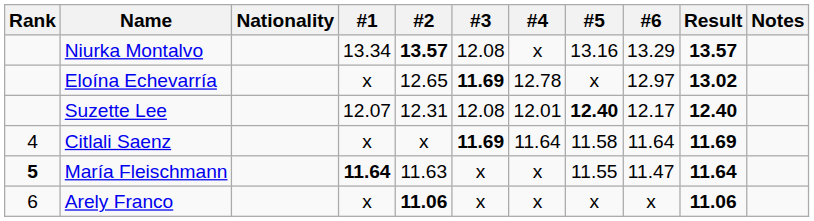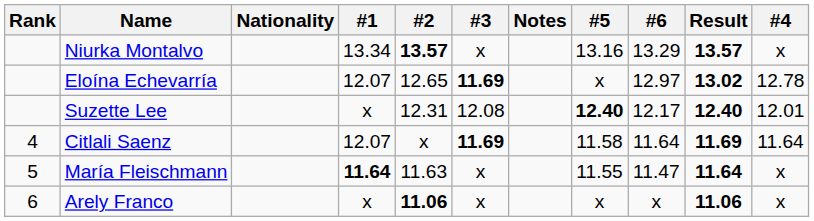columns swapped: (537, 20) <-> (778, 20)
(481, 50) 12.08 -> (481, 50) x
(367, 81) x -> (367, 81) 12.07
(367, 111) 12.07 -> (367, 111) x
(367, 141) x -> (367, 141) 12.07
(32, 172) bold -> (32, 172) normal
